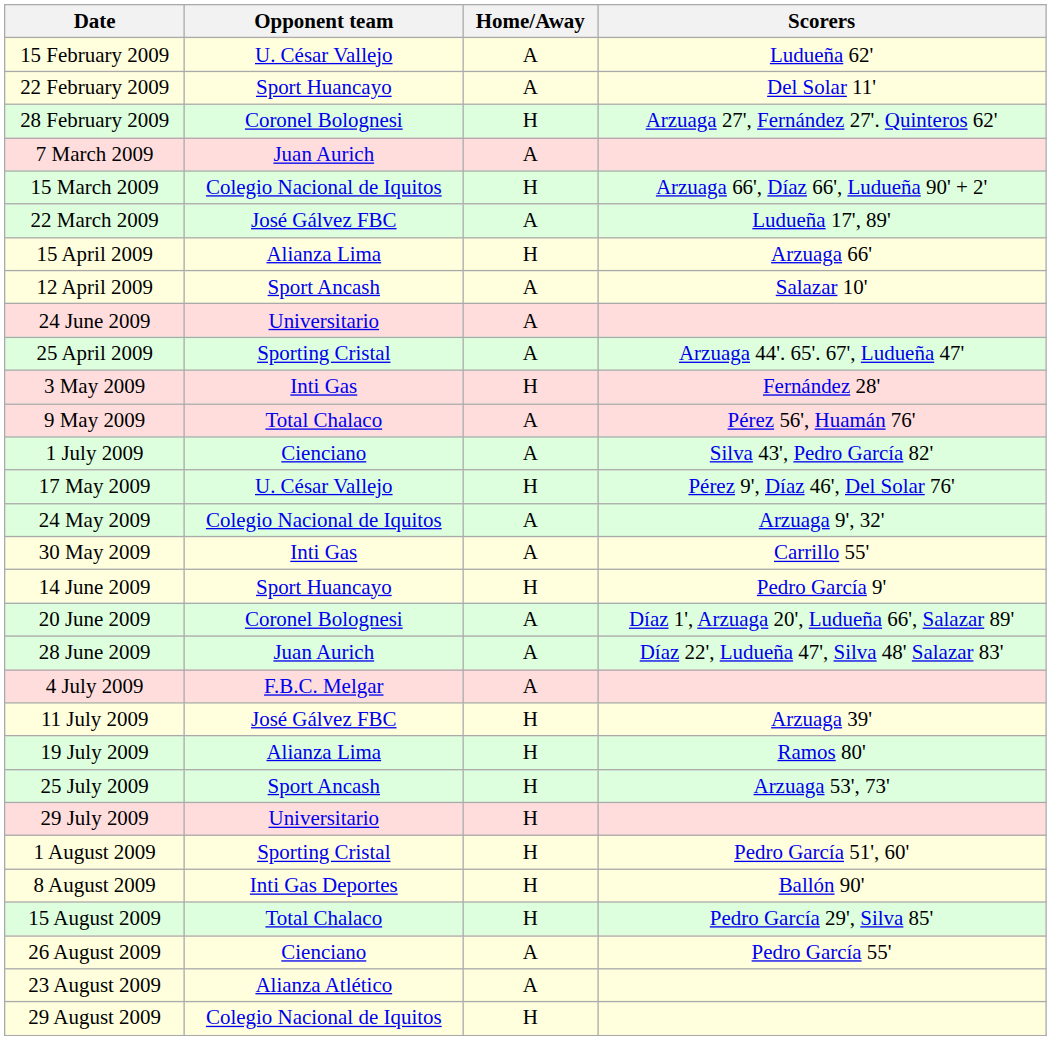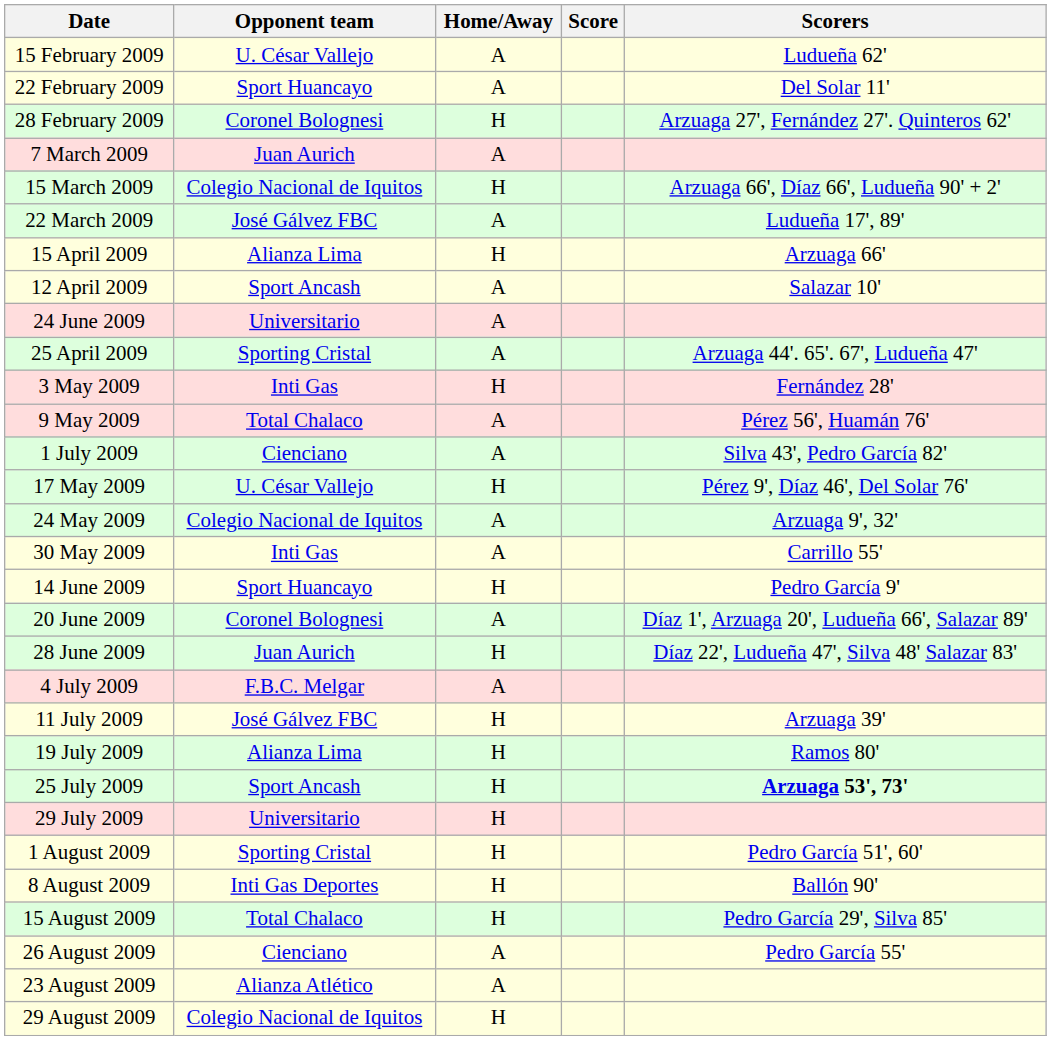+ column: (593, 21)
(530, 652) A -> (498, 652) H
(822, 785) normal -> (835, 785) bold
